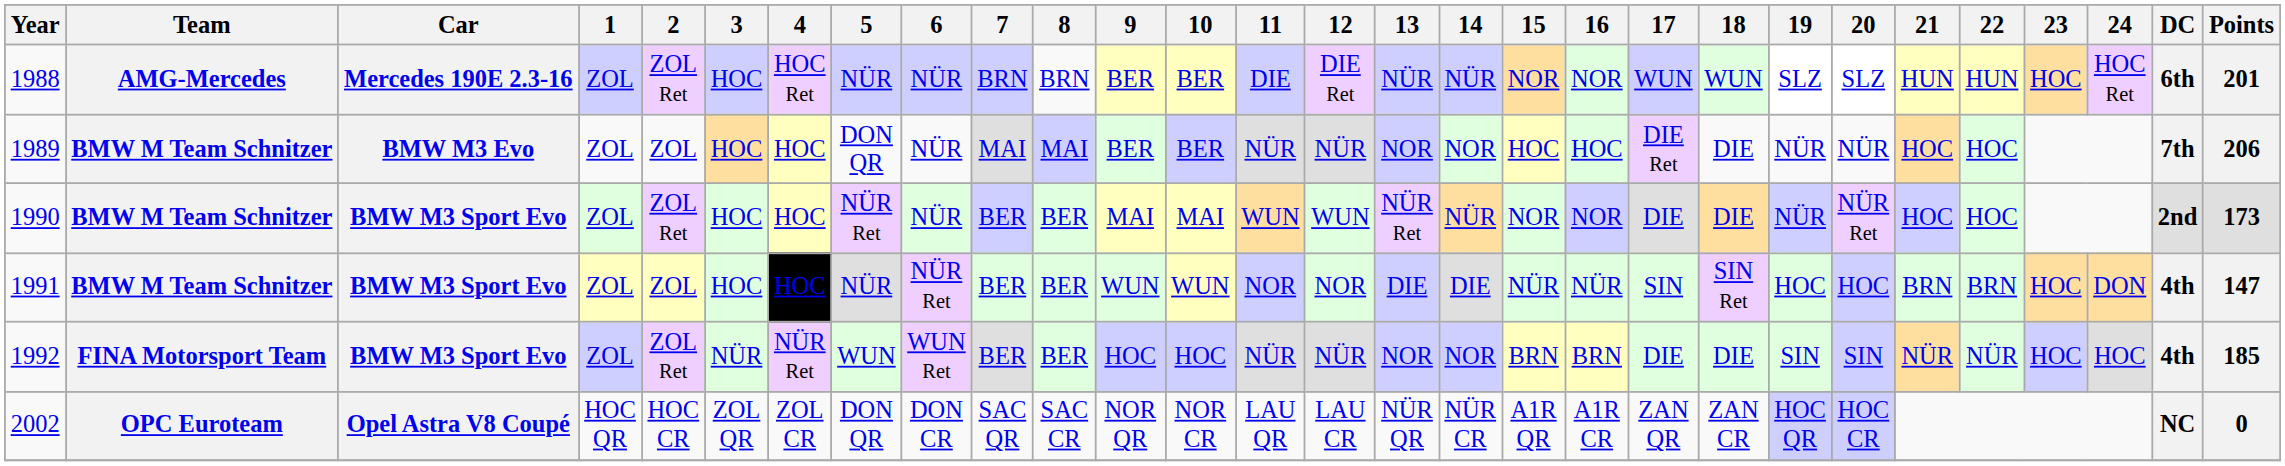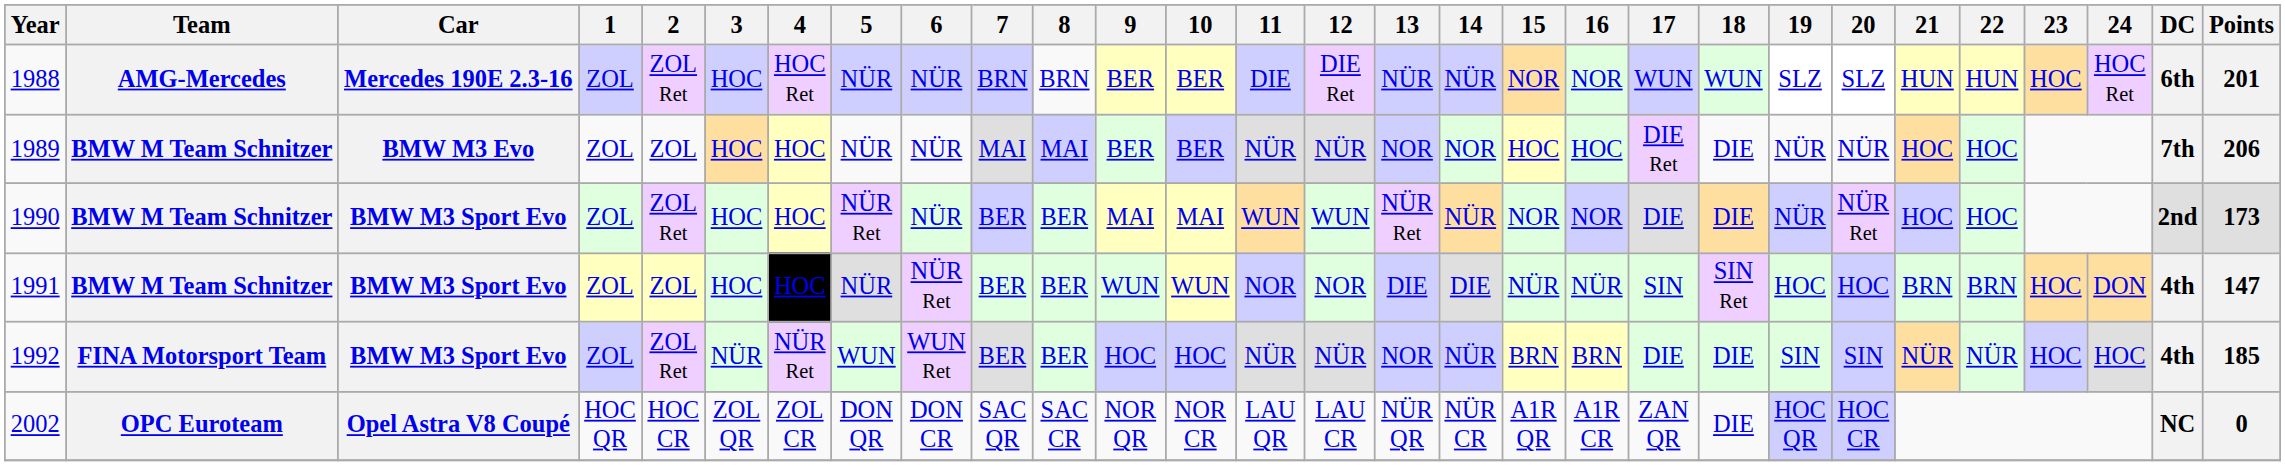(866, 148) DON QR -> (866, 148) NÜR
(1470, 355) NOR -> (1470, 355) NÜR
(1733, 425) ZAN CR -> (1733, 425) DIE
